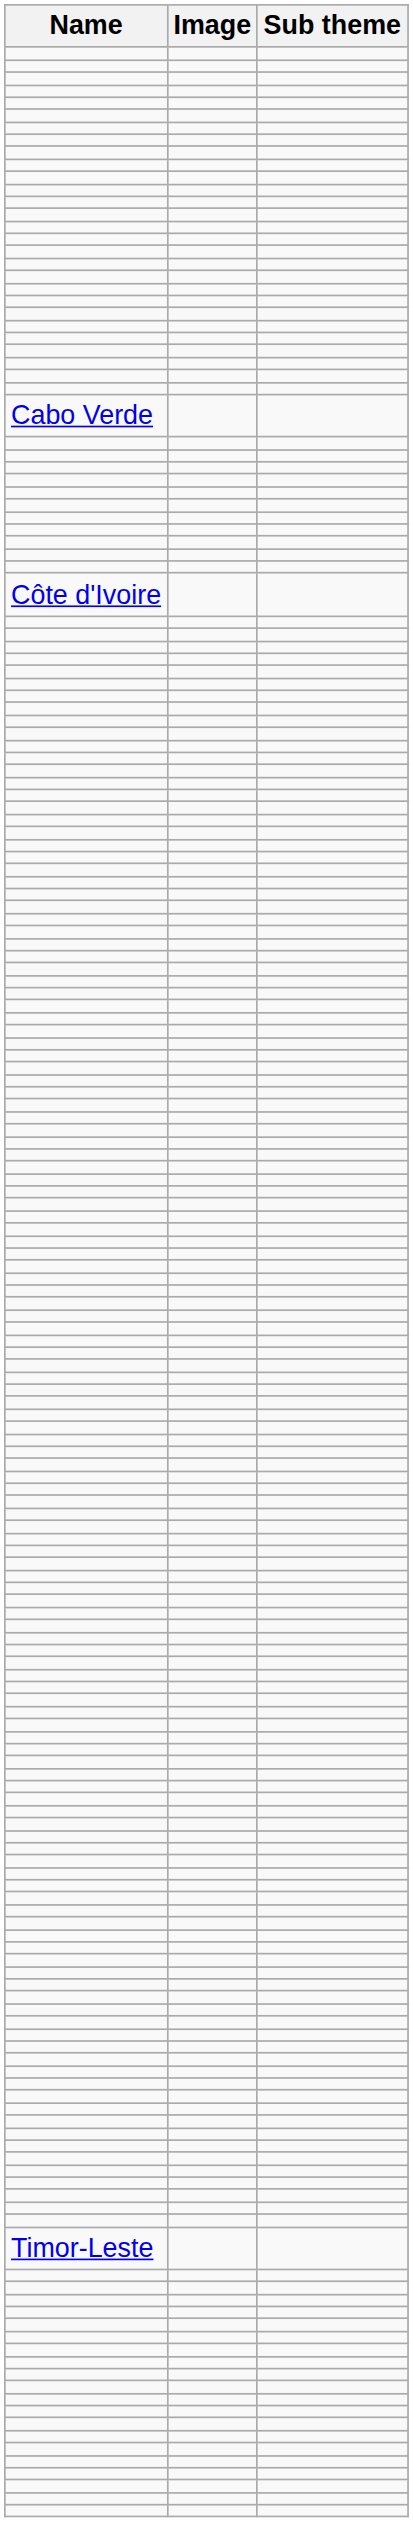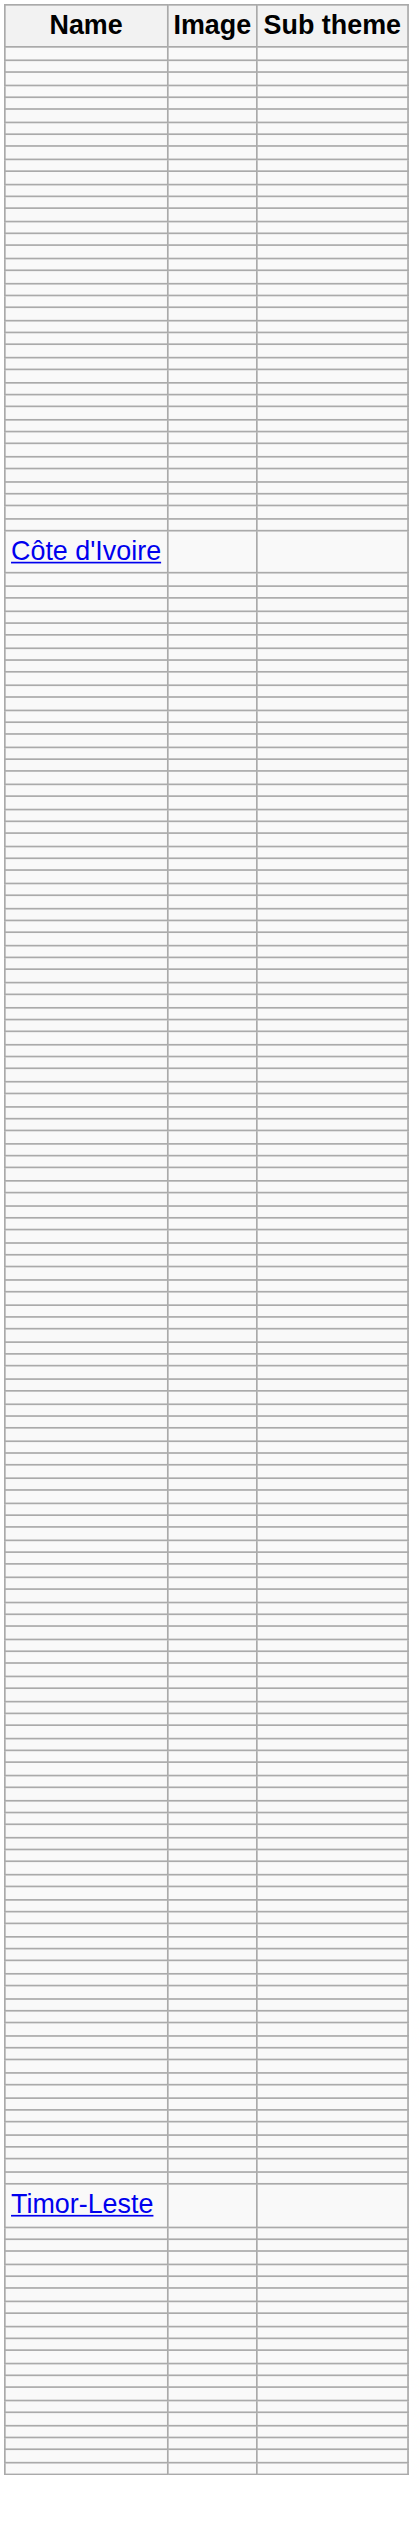- row: (82, 415)
